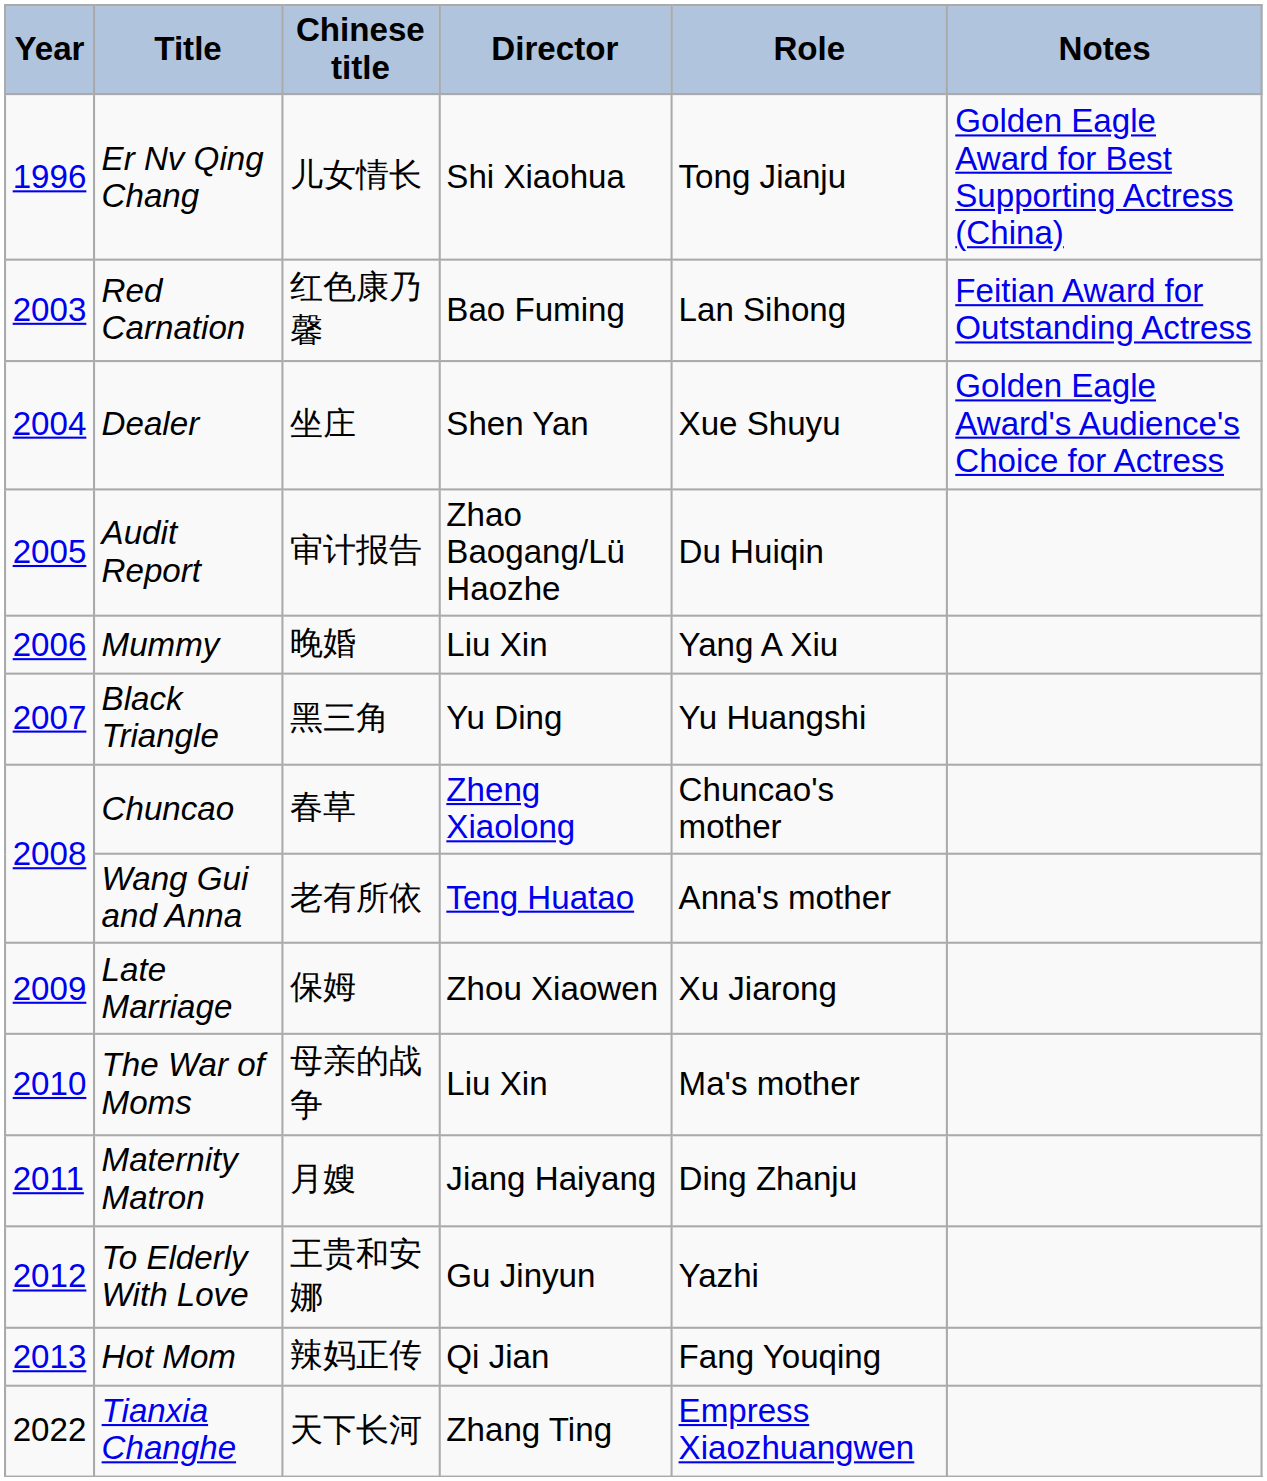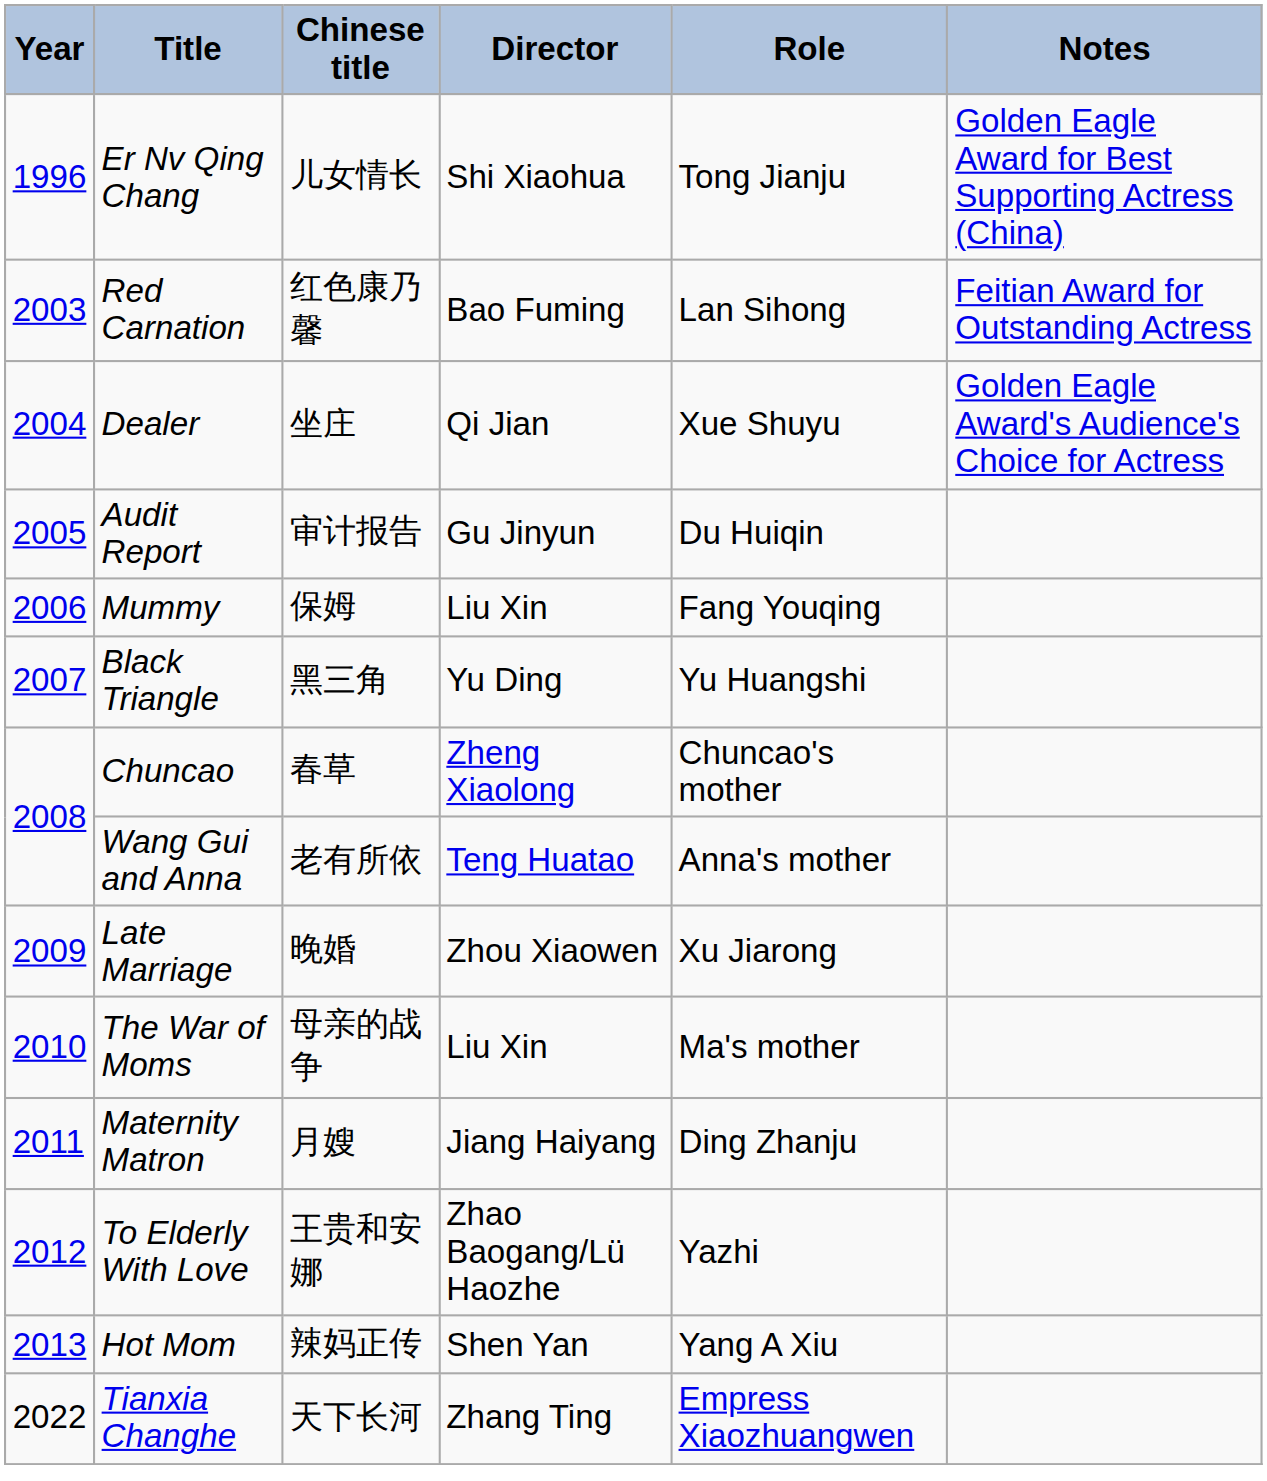(518, 424) Shen Yan -> (498, 424) Qi Jian
(536, 551) Zhao Baogang/Lü Haozhe -> (521, 532) Gu Jinyun
(323, 643) 晚婚 -> (323, 605) 保姆
(758, 644) Yang A Xiu -> (780, 606) Fang Youqing
(323, 986) 保姆 -> (323, 949) 晚婚
(521, 1275) Gu Jinyun -> (536, 1251) Zhao Baogang/Lü Haozhe
(498, 1356) Qi Jian -> (518, 1343) Shen Yan
(780, 1356) Fang Youqing -> (758, 1343) Yang A Xiu
